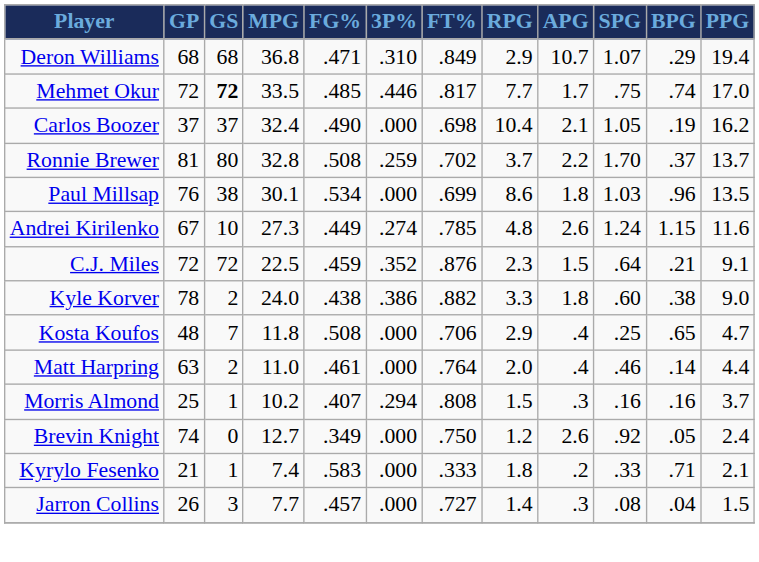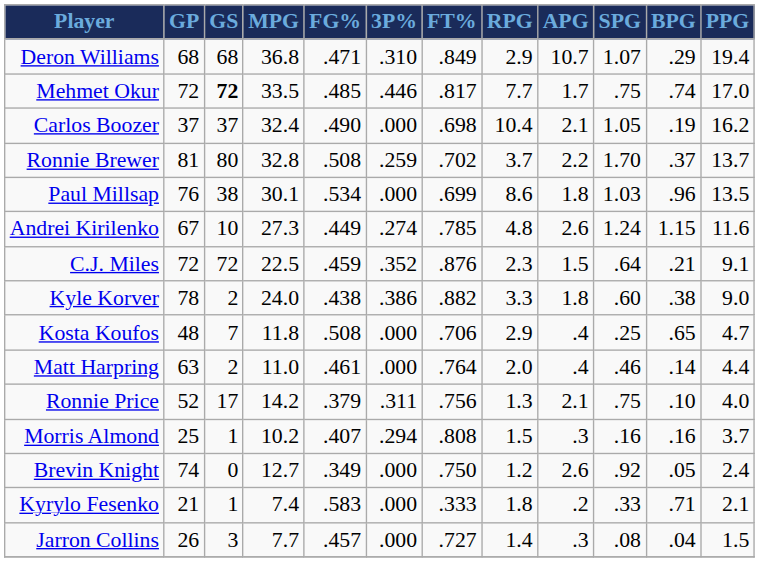+ row: (102, 401)
